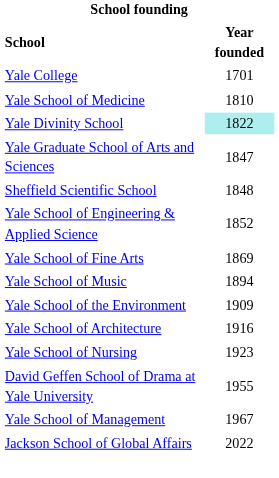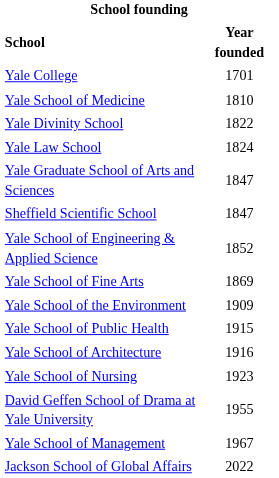(239, 123) paleturquoise background -> (239, 123) no background
+ row: (53, 147)
(239, 190) 1848 -> (239, 214) 1847
- row: (66, 281)
+ row: (87, 328)
